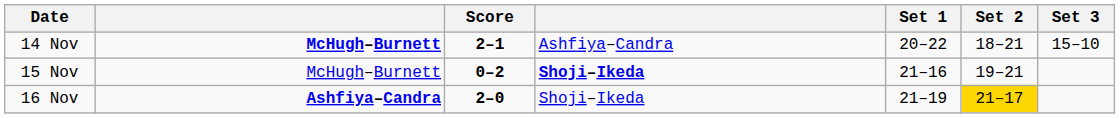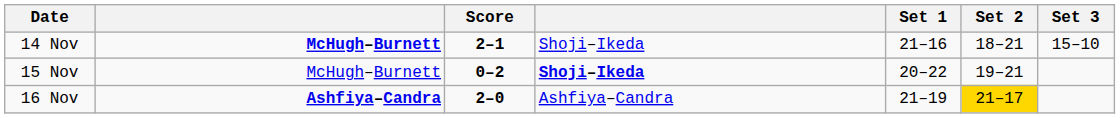(606, 45) Ashfiya–Candra -> (592, 45) Shoji–Ikeda
(923, 45) 20–22 -> (923, 45) 21–16
(923, 72) 21–16 -> (923, 72) 20–22
(592, 99) Shoji–Ikeda -> (606, 99) Ashfiya–Candra
